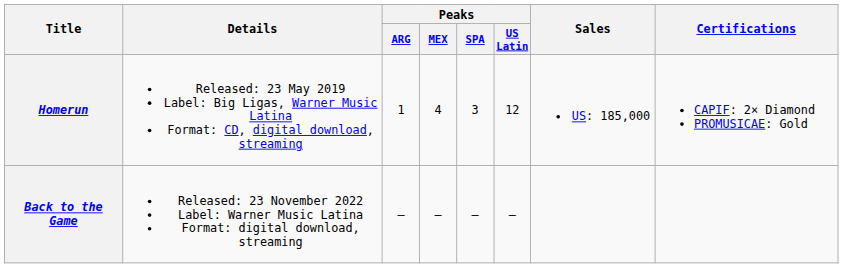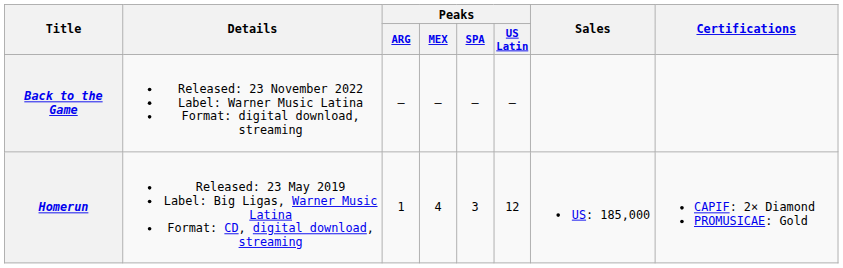rows swapped: (63, 110) <-> (63, 214)
